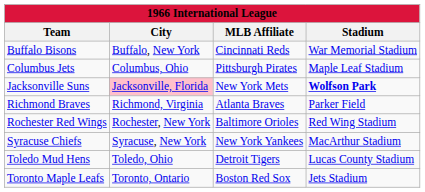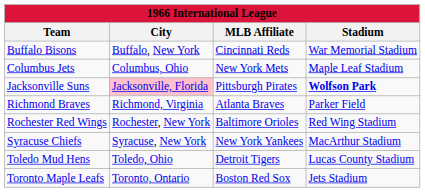(256, 68) Pittsburgh Pirates -> (252, 68) New York Mets
(252, 86) New York Mets -> (256, 86) Pittsburgh Pirates
